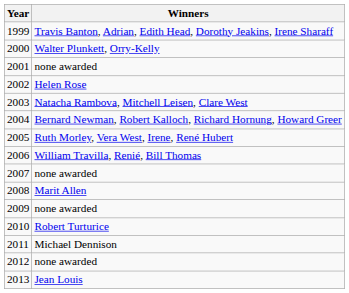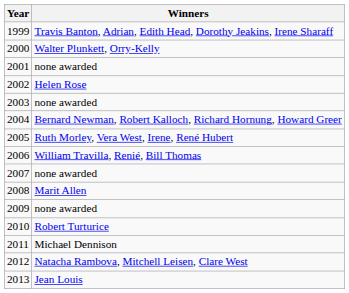(141, 102) Natacha Rambova, Mitchell Leisen, Clare West -> (66, 102) none awarded
(66, 262) none awarded -> (141, 262) Natacha Rambova, Mitchell Leisen, Clare West
